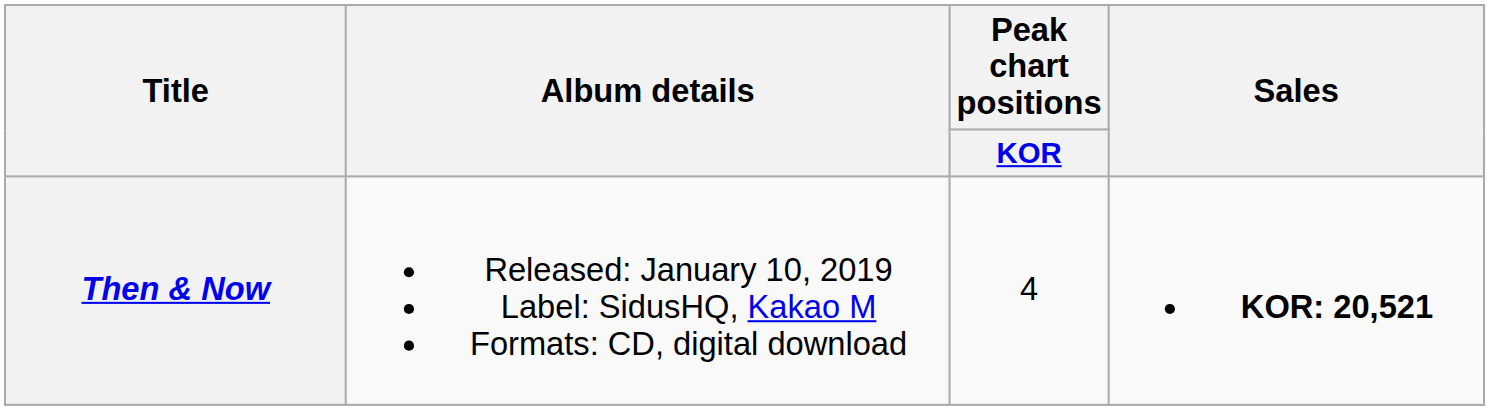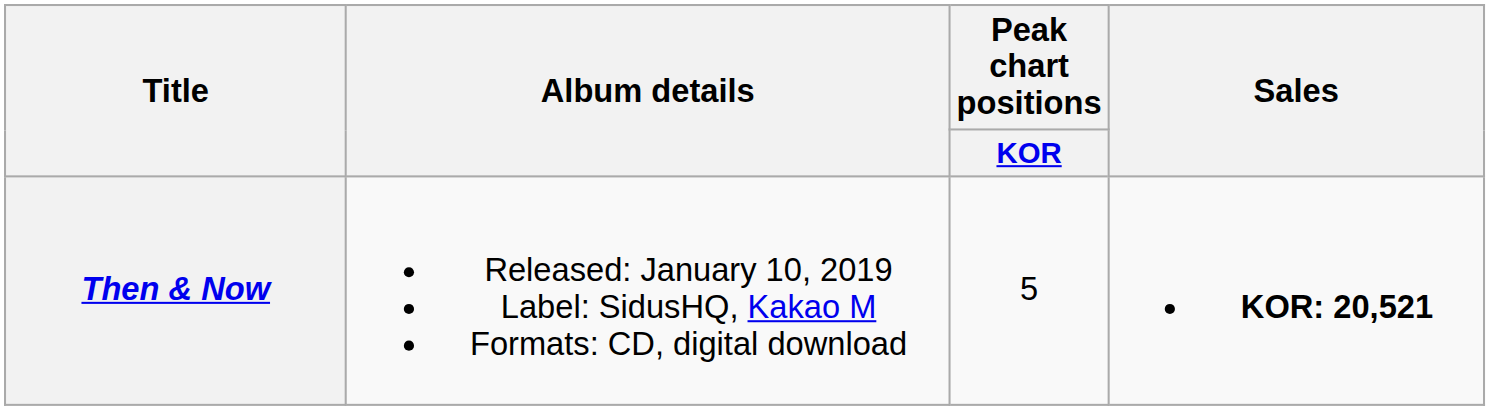(1029, 289) 4 -> (1029, 289) 5
